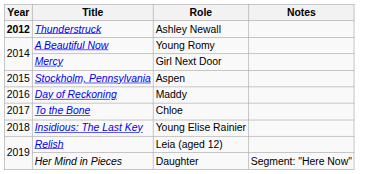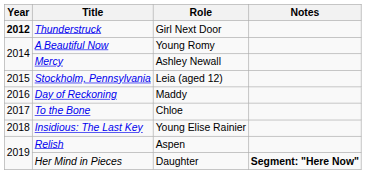(188, 29) Ashley Newall -> (189, 29) Girl Next Door
(189, 62) Girl Next Door -> (188, 62) Ashley Newall
(170, 78) Aspen -> (189, 78) Leia (aged 12)
(189, 144) Leia (aged 12) -> (170, 144) Aspen
(301, 161) normal -> (305, 161) bold
